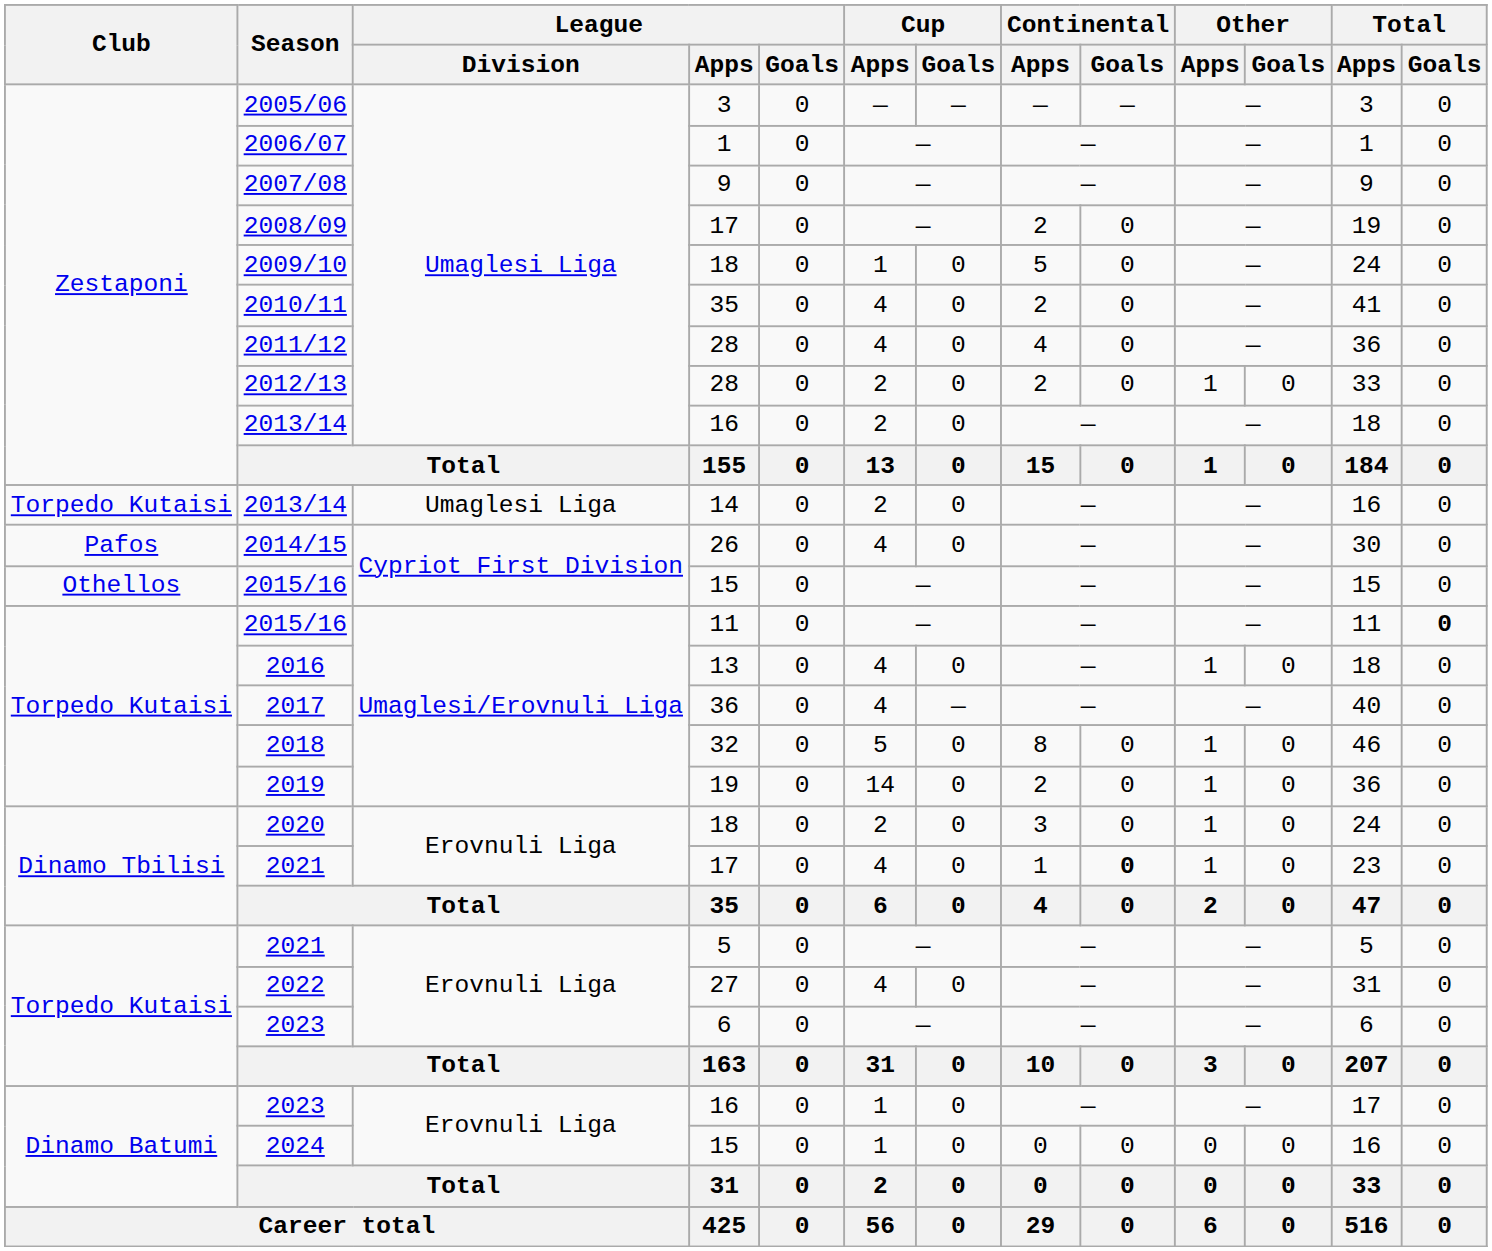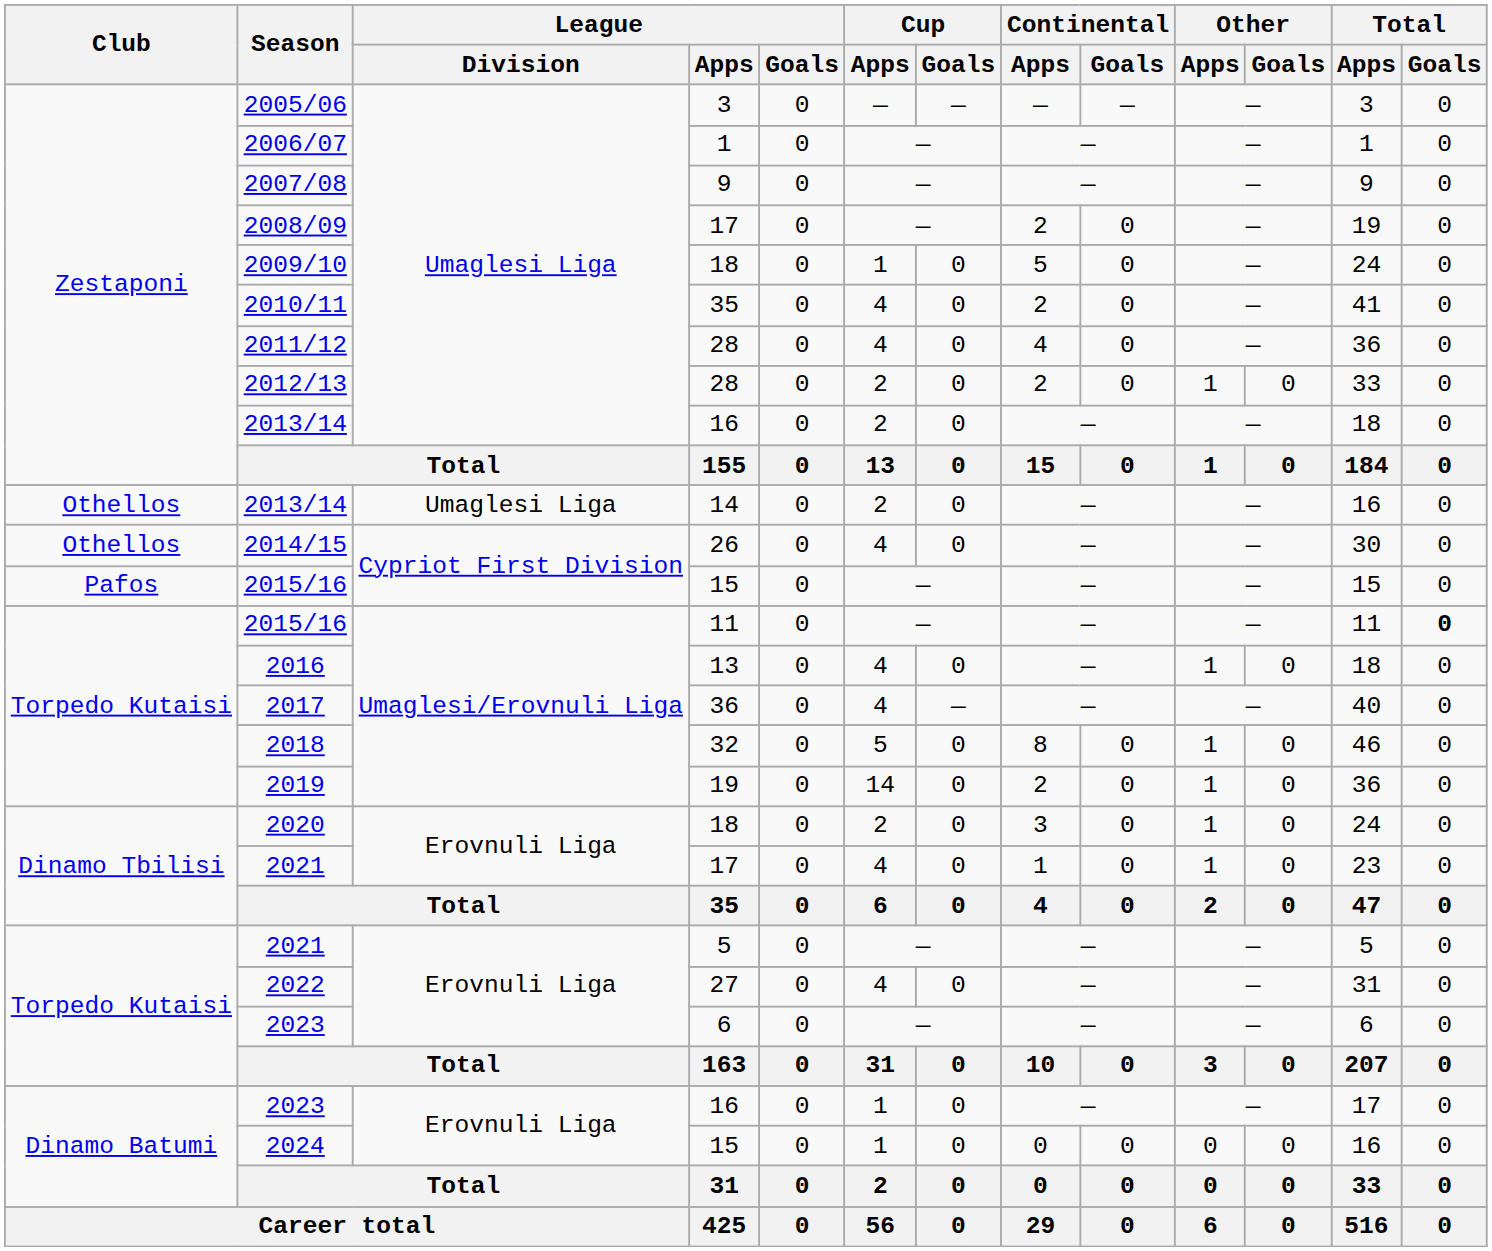(121, 505) Torpedo Kutaisi -> (121, 505) Othellos
(121, 546) Pafos -> (121, 546) Othellos
(121, 586) Othellos -> (121, 586) Pafos
(1127, 866) bold -> (1127, 866) normal
